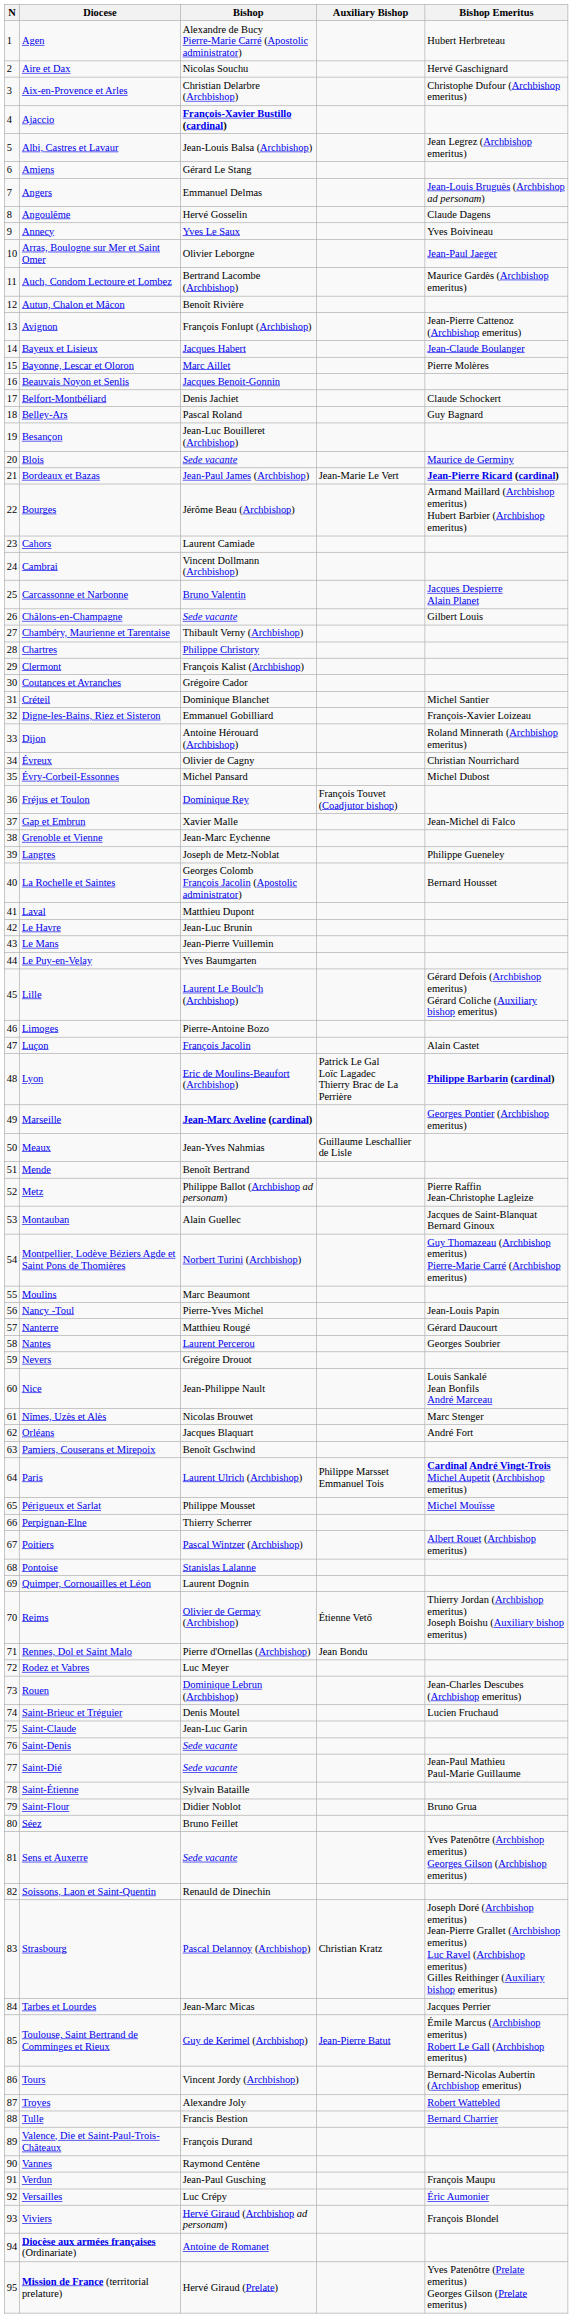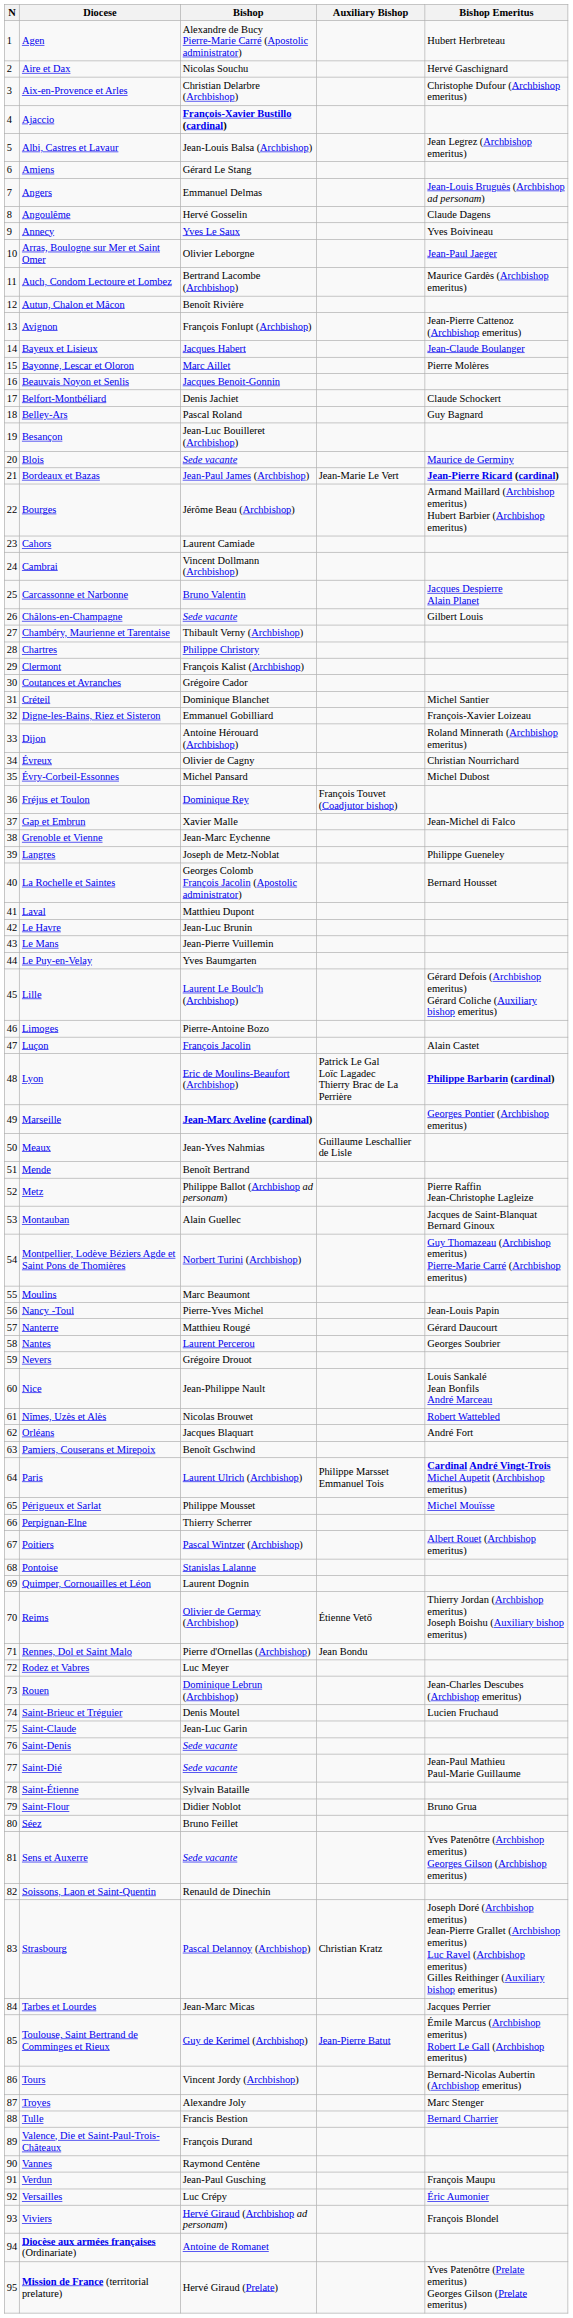(455, 1416) Marc Stenger -> (464, 1416) Robert Wattebled
(464, 2102) Robert Wattebled -> (455, 2102) Marc Stenger
